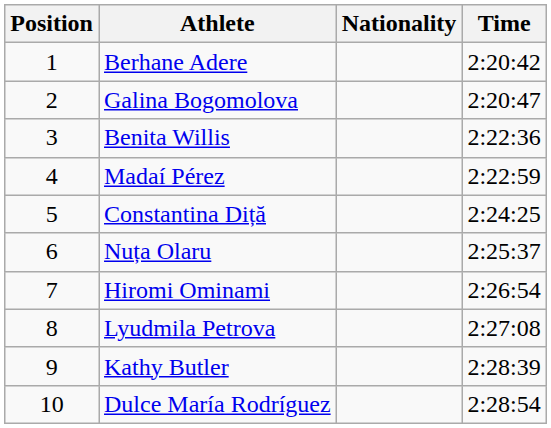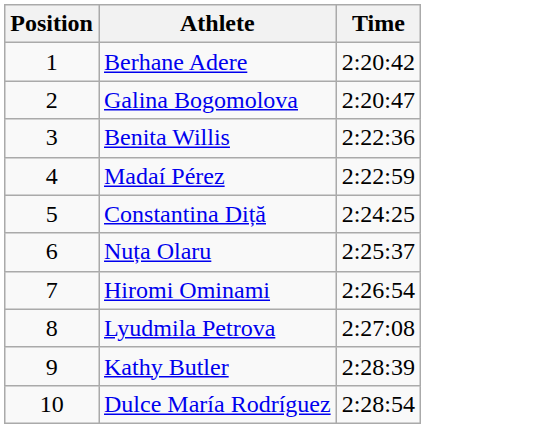- column: (399, 23)
